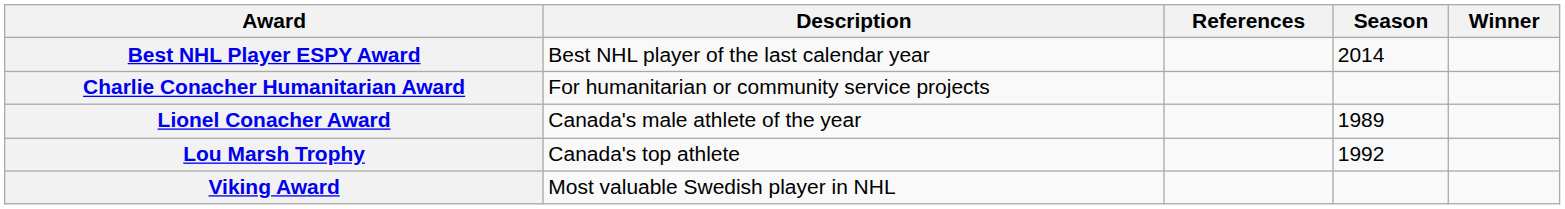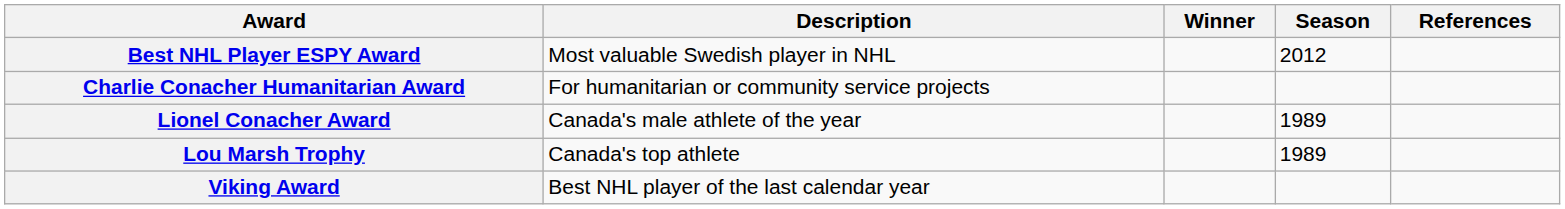columns swapped: (1504, 21) <-> (1249, 21)
(739, 54) Best NHL player of the last calendar year -> (722, 54) Most valuable Swedish player in NHL
(1361, 54) 2014 -> (1303, 54) 2012
(1361, 154) 1992 -> (1303, 154) 1989
(722, 187) Most valuable Swedish player in NHL -> (739, 187) Best NHL player of the last calendar year
